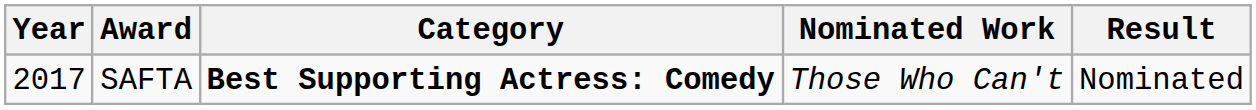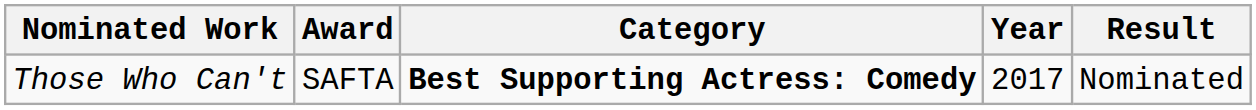columns swapped: (49, 30) <-> (927, 30)
